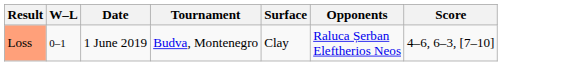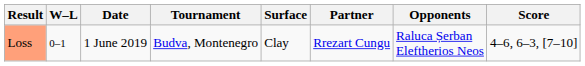+ column: (352, 14)
